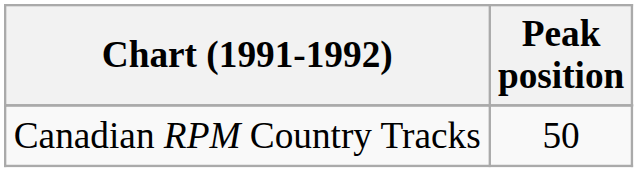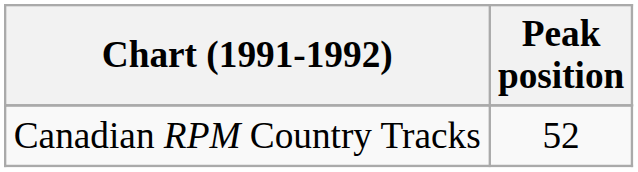(561, 135) 50 -> (561, 135) 52
